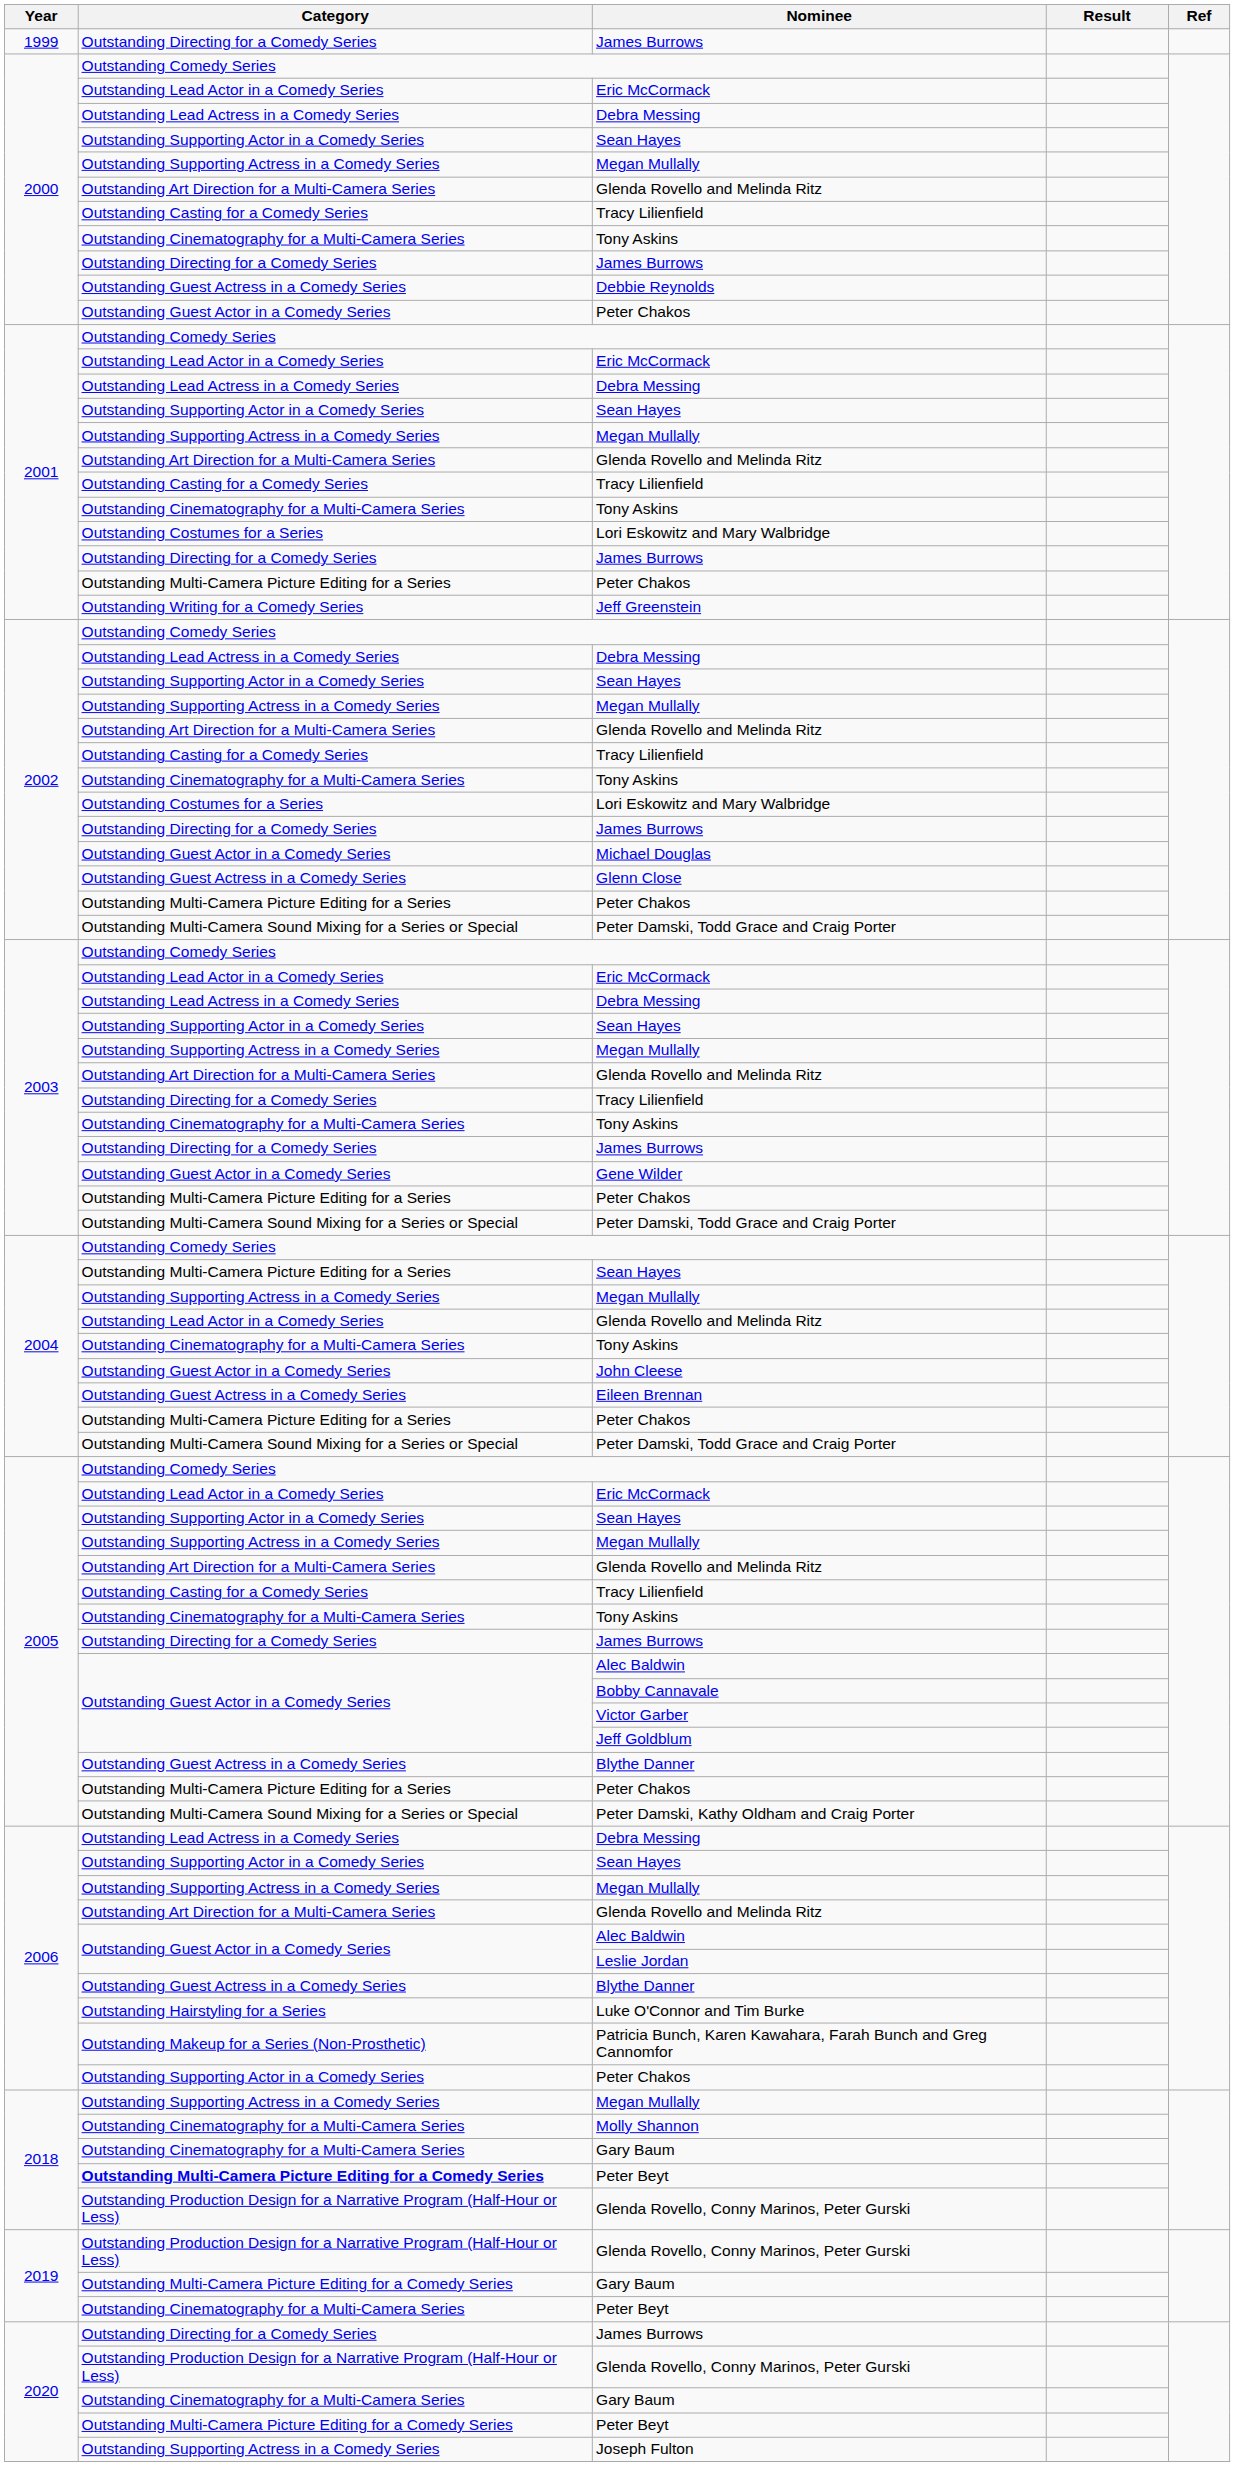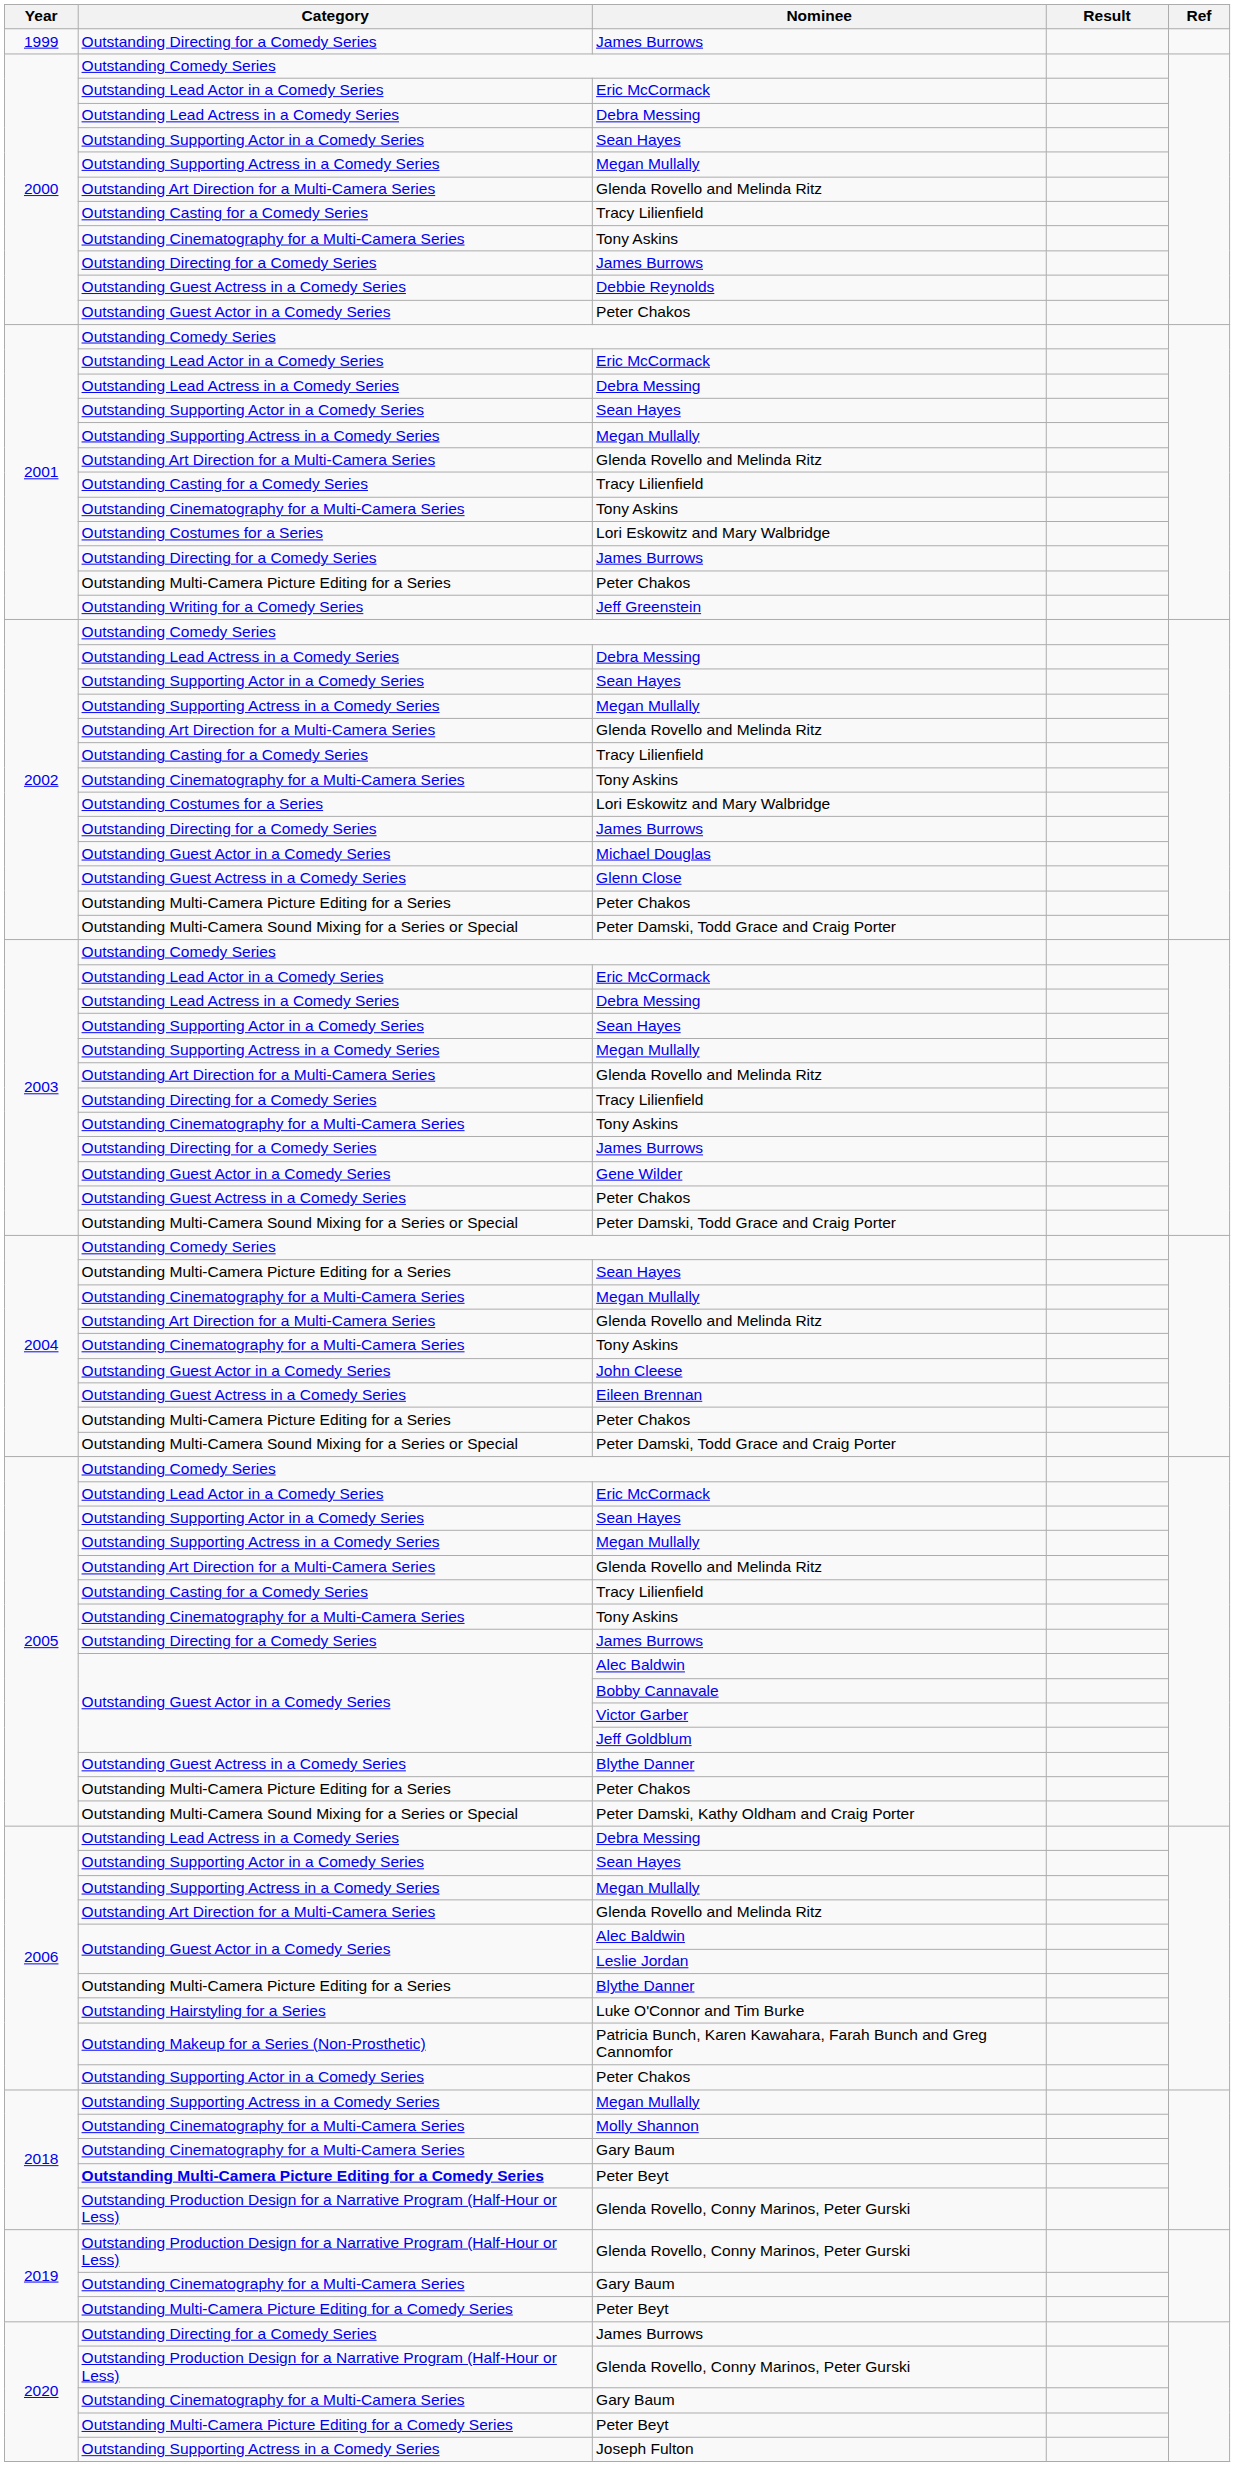(266, 1198) Outstanding Multi-Camera Picture Editing for a Series -> (244, 1198) Outstanding Guest Actress in a Comedy Series
(261, 1296) Outstanding Supporting Actress in a Comedy Series -> (273, 1296) Outstanding Cinematography for a Multi-Camera Series
(233, 1321) Outstanding Lead Actor in a Comedy Series -> (258, 1321) Outstanding Art Direction for a Multi-Camera Series
(244, 1985) Outstanding Guest Actress in a Comedy Series -> (266, 1985) Outstanding Multi-Camera Picture Editing for a Series
(297, 2284) Outstanding Multi-Camera Picture Editing for a Comedy Series -> (273, 2284) Outstanding Cinematography for a Multi-Camera Series
(273, 2309) Outstanding Cinematography for a Multi-Camera Series -> (297, 2309) Outstanding Multi-Camera Picture Editing for a Comedy Series
